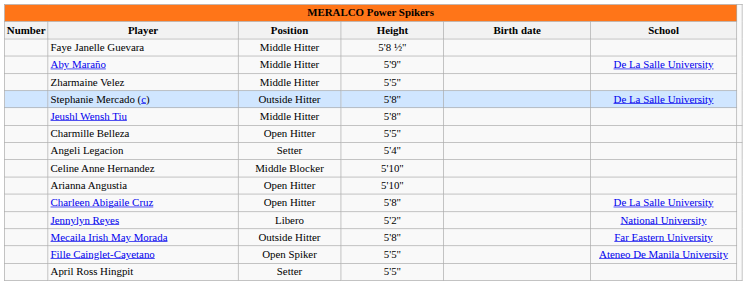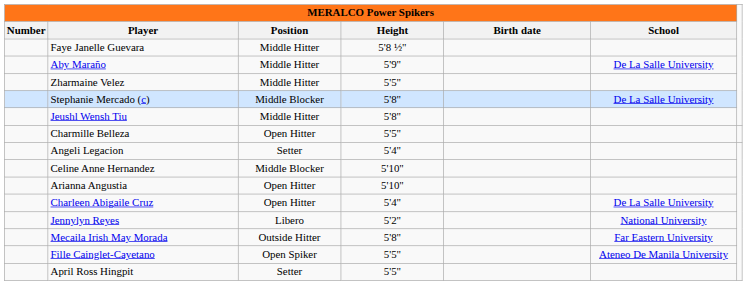(289, 99) Outside Hitter -> (289, 99) Middle Blocker
(392, 202) 5'8" -> (392, 202) 5'4"
